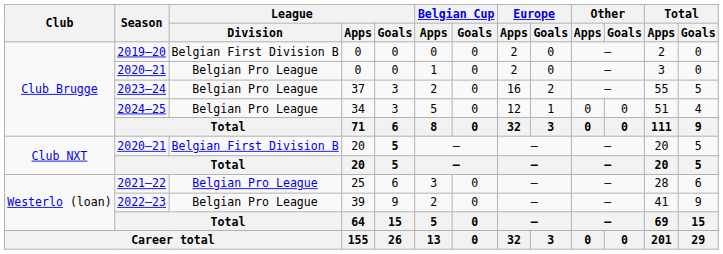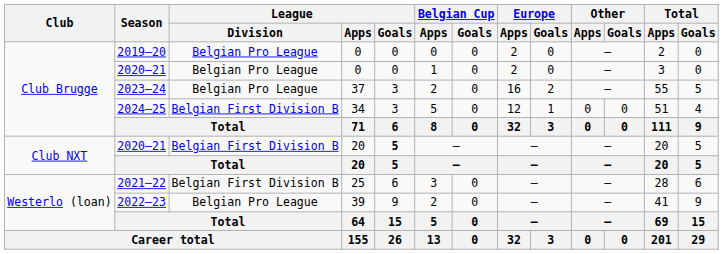(255, 52) Belgian First Division B -> (255, 52) Belgian Pro League
(255, 108) Belgian Pro League -> (255, 108) Belgian First Division B
(255, 184) Belgian Pro League -> (255, 184) Belgian First Division B
